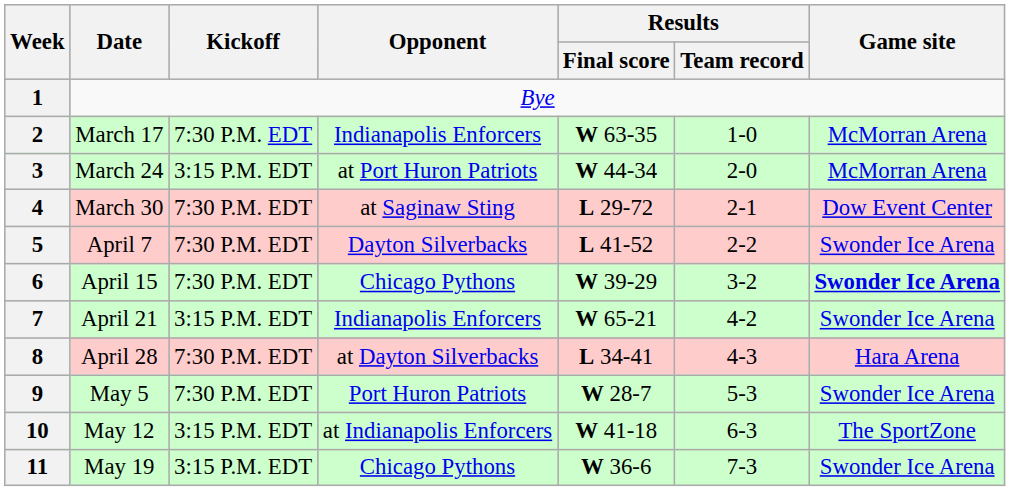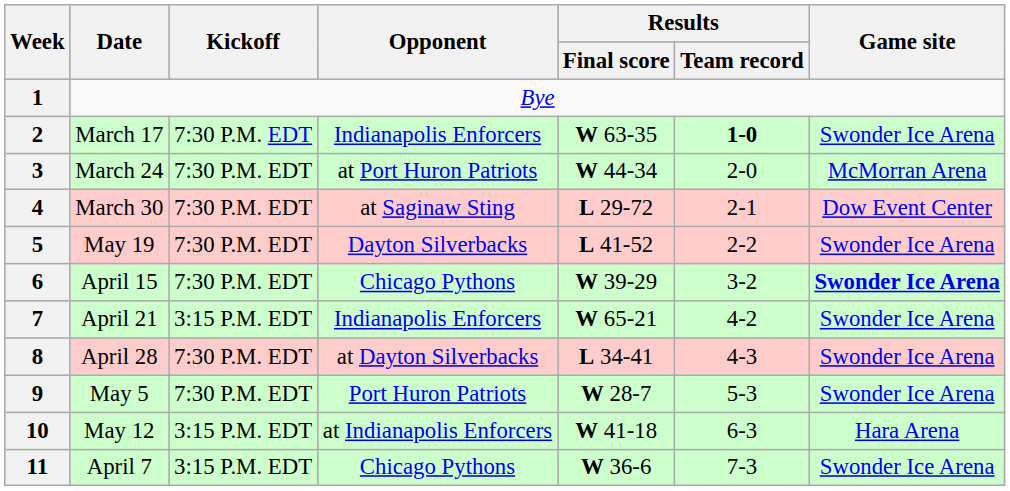(742, 133) normal -> (742, 133) bold
(907, 133) McMorran Arena -> (907, 133) Swonder Ice Arena
(243, 170) 3:15 P.M. EDT -> (243, 170) 7:30 P.M. EDT
(119, 244) April 7 -> (119, 244) May 19
(907, 355) Hara Arena -> (907, 355) Swonder Ice Arena
(907, 429) The SportZone -> (907, 429) Hara Arena
(119, 466) May 19 -> (119, 466) April 7
